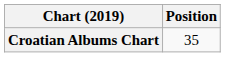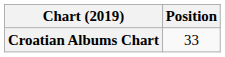(191, 39) 35 -> (191, 39) 33
